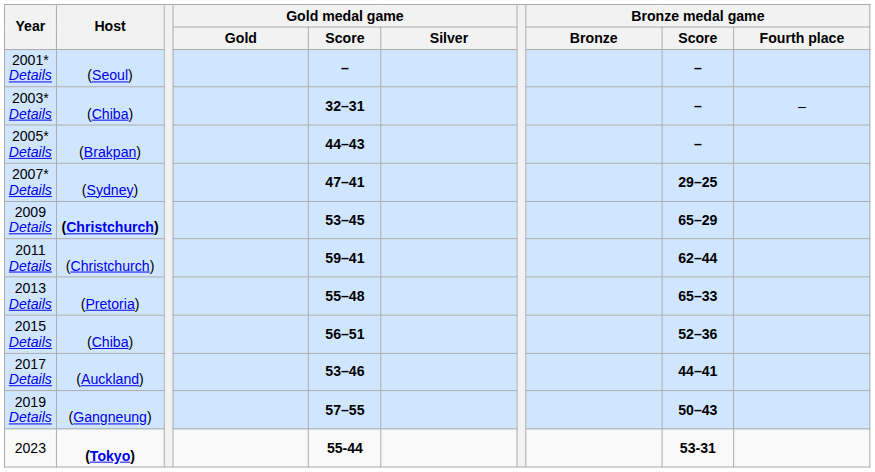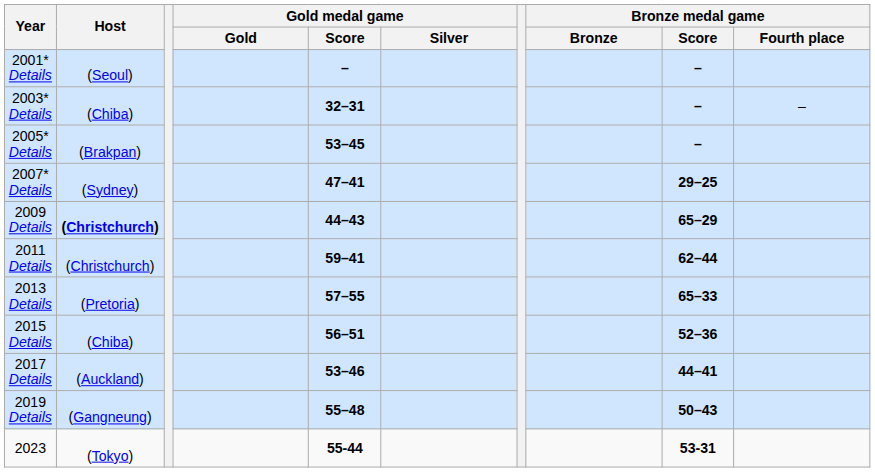(345, 144) 44–43 -> (345, 144) 53–45
(345, 220) 53–45 -> (345, 220) 44–43
(345, 296) 55–48 -> (345, 296) 57–55
(345, 410) 57–55 -> (345, 410) 55–48
(110, 456) bold -> (110, 456) normal
